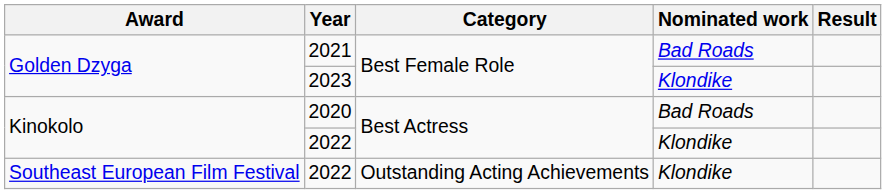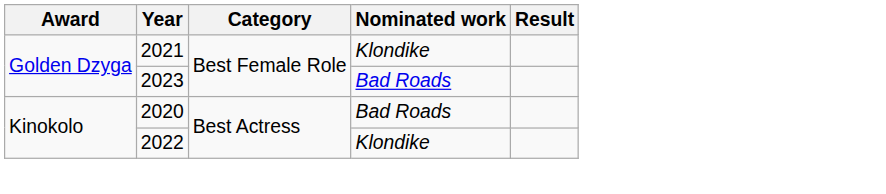(706, 50) Bad Roads -> (393, 50) Klondike
(695, 81) Klondike -> (403, 81) Bad Roads
- row: (154, 173)
